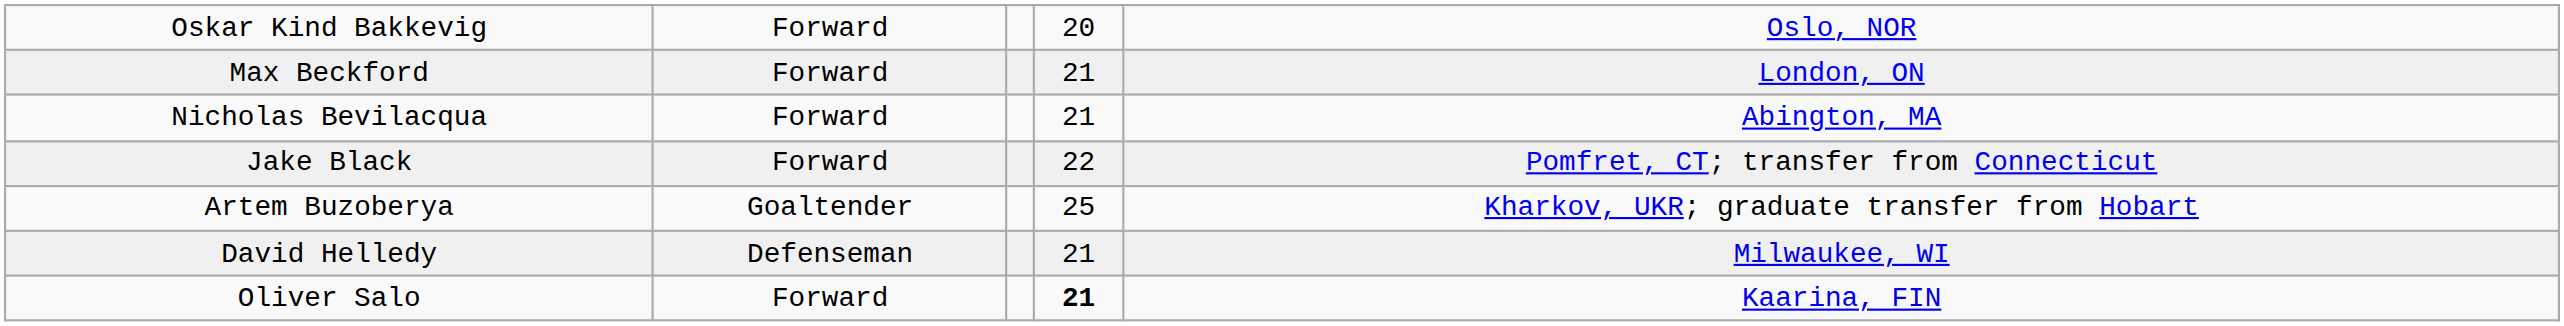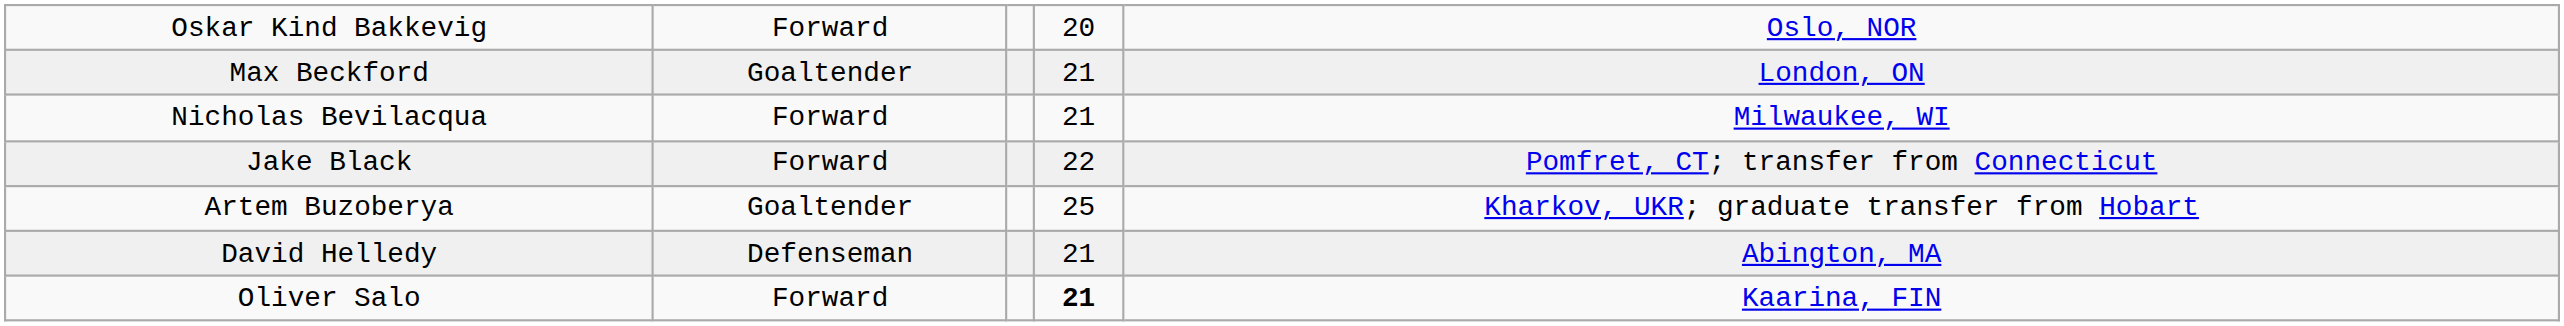(830, 73) Forward -> (830, 73) Goaltender
(1842, 118) Abington, MA -> (1842, 118) Milwaukee, WI
(1842, 253) Milwaukee, WI -> (1842, 253) Abington, MA
